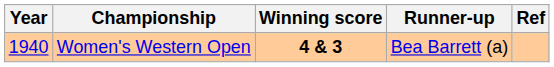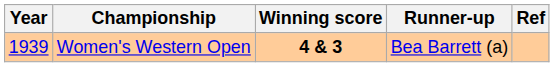(29, 47) 1940 -> (29, 47) 1939
